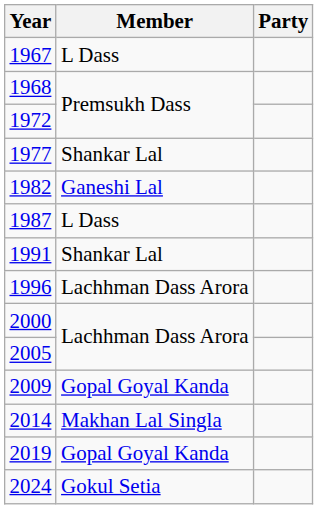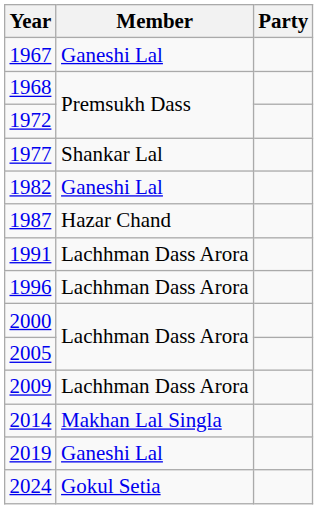(90, 54) L Dass -> (112, 54) Ganeshi Lal
(90, 220) L Dass -> (116, 220) Hazar Chand
(112, 253) Shankar Lal -> (155, 253) Lachhman Dass Arora
(145, 386) Gopal Goyal Kanda -> (155, 386) Lachhman Dass Arora
(145, 453) Gopal Goyal Kanda -> (112, 453) Ganeshi Lal
